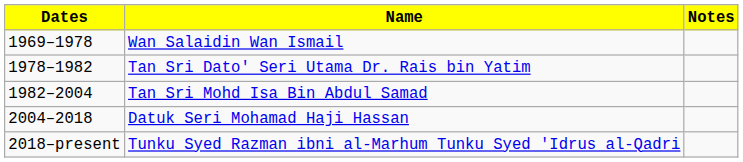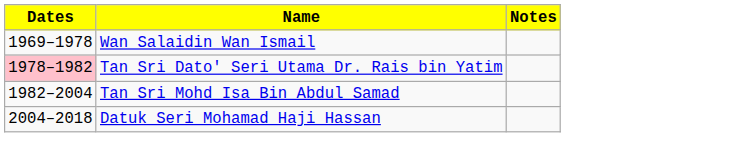(50, 68) no background -> (50, 68) pink background
- row: (404, 144)
